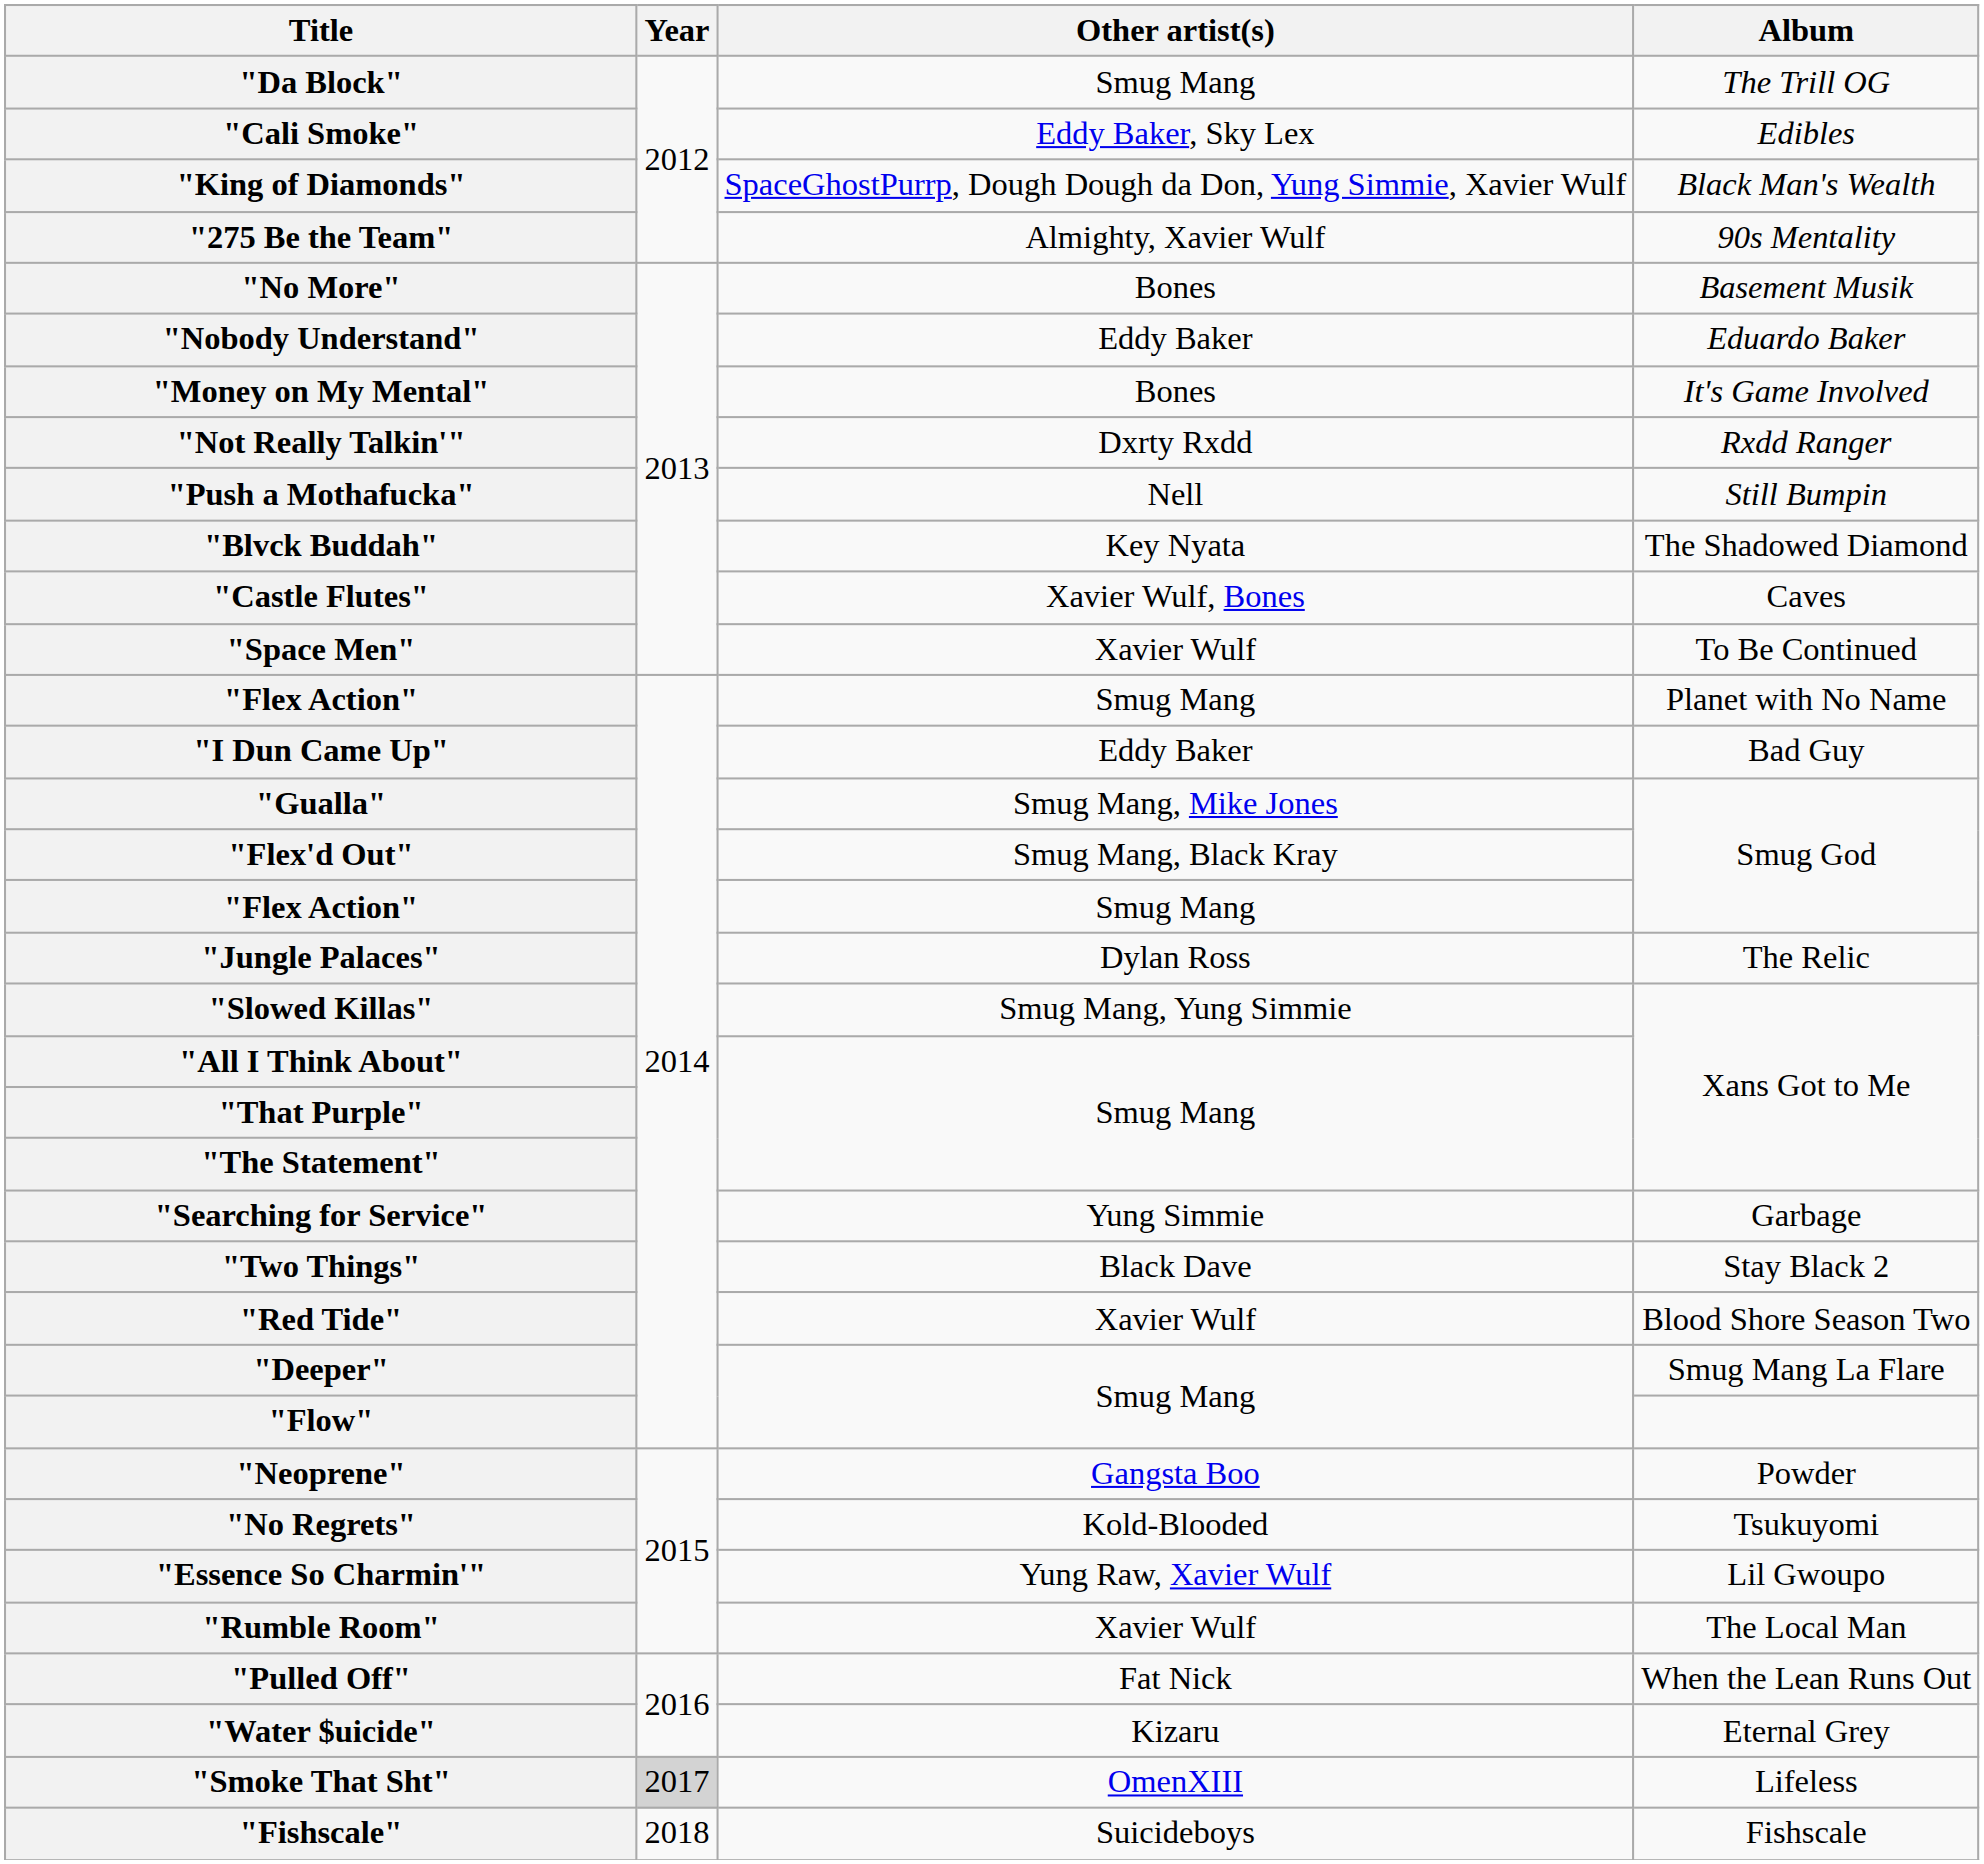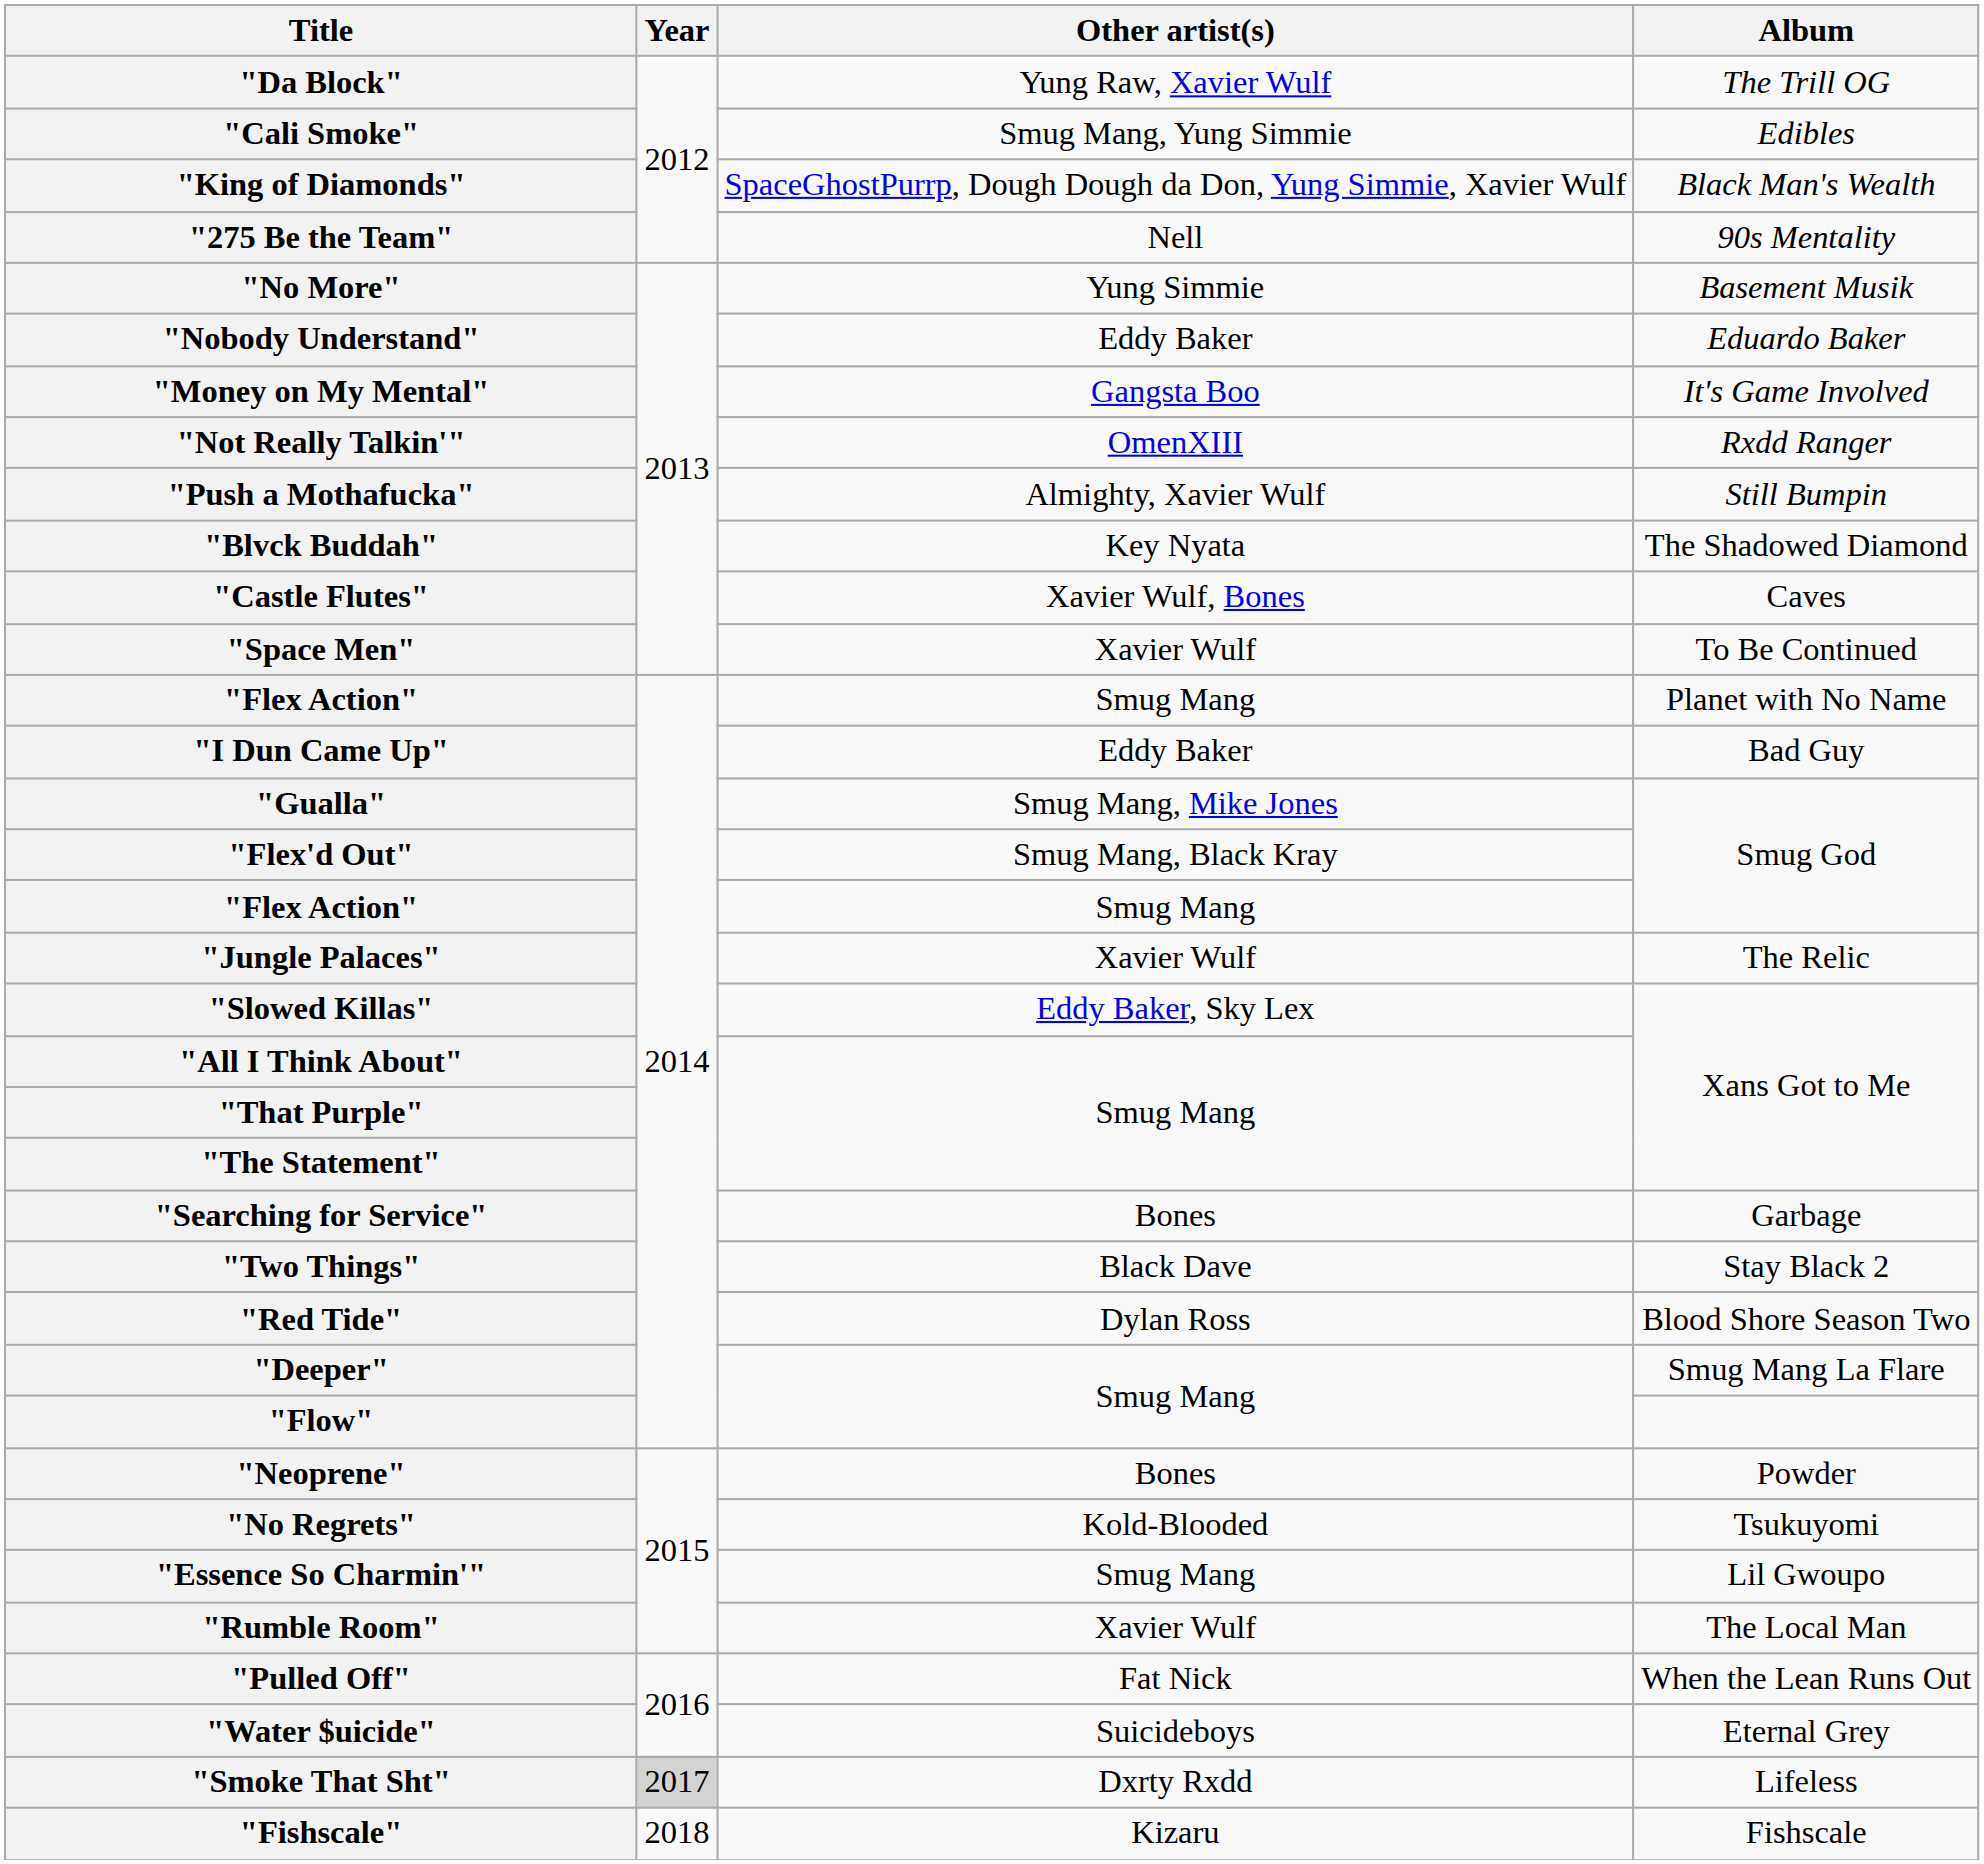(1175, 81) Smug Mang -> (1175, 81) Yung Raw, Xavier Wulf
(1175, 133) Eddy Baker, Sky Lex -> (1175, 133) Smug Mang, Yung Simmie
(1175, 236) Almighty, Xavier Wulf -> (1175, 236) Nell
(1175, 287) Bones -> (1175, 287) Yung Simmie
(1175, 390) Bones -> (1175, 390) Gangsta Boo
(1175, 442) Dxrty Rxdd -> (1175, 442) OmenXIII
(1175, 493) Nell -> (1175, 493) Almighty, Xavier Wulf
(1175, 957) Dylan Ross -> (1175, 957) Xavier Wulf
(1175, 1008) Smug Mang, Yung Simmie -> (1175, 1008) Eddy Baker, Sky Lex
(1175, 1215) Yung Simmie -> (1175, 1215) Bones
(1175, 1318) Xavier Wulf -> (1175, 1318) Dylan Ross
(1175, 1472) Gangsta Boo -> (1175, 1472) Bones
(1175, 1575) Yung Raw, Xavier Wulf -> (1175, 1575) Smug Mang
(1175, 1730) Kizaru -> (1175, 1730) Suicideboys
(1175, 1781) OmenXIII -> (1175, 1781) Dxrty Rxdd
(1175, 1833) Suicideboys -> (1175, 1833) Kizaru
